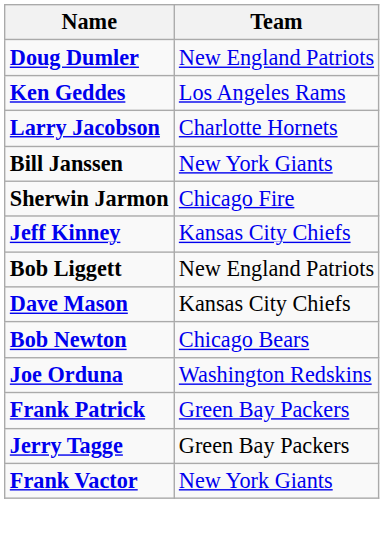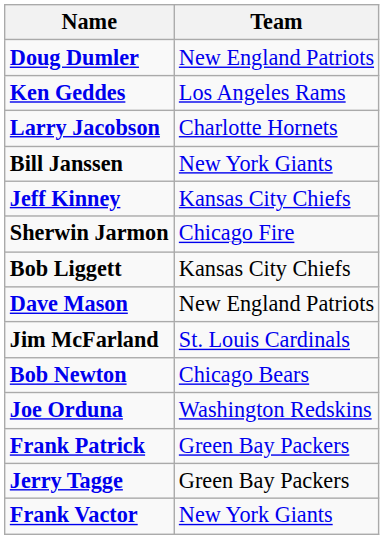rows swapped: (89, 198) <-> (65, 233)
(276, 269) New England Patriots -> (265, 269) Kansas City Chiefs
(265, 304) Kansas City Chiefs -> (276, 304) New England Patriots
+ row: (84, 339)
